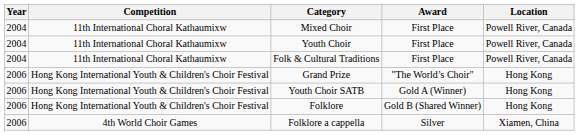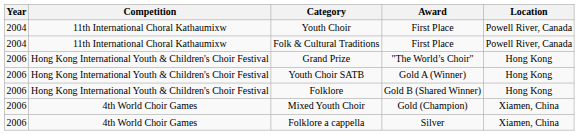- row: (326, 28)
+ row: (326, 106)
